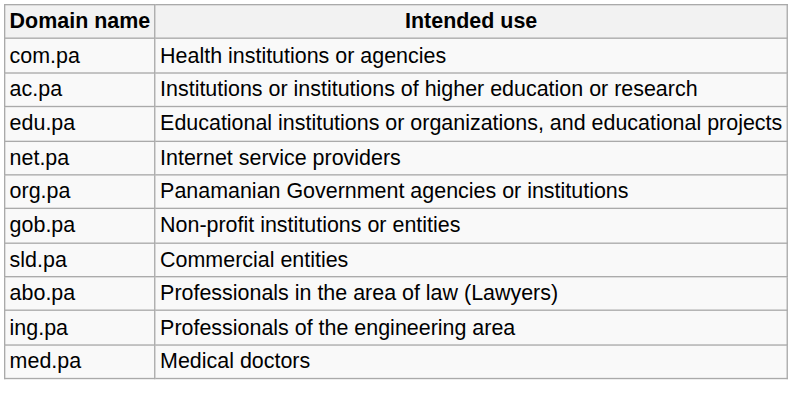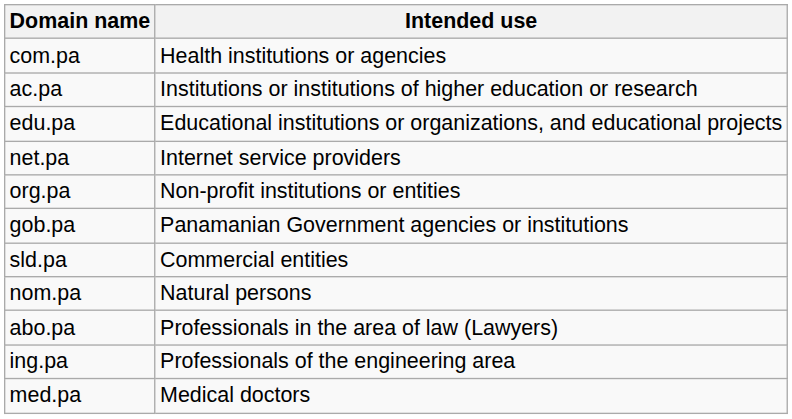(394, 191) Panamanian Government agencies or institutions -> (310, 191) Non-profit institutions or entities
(310, 225) Non-profit institutions or entities -> (394, 225) Panamanian Government agencies or institutions
+ row: (45, 293)
